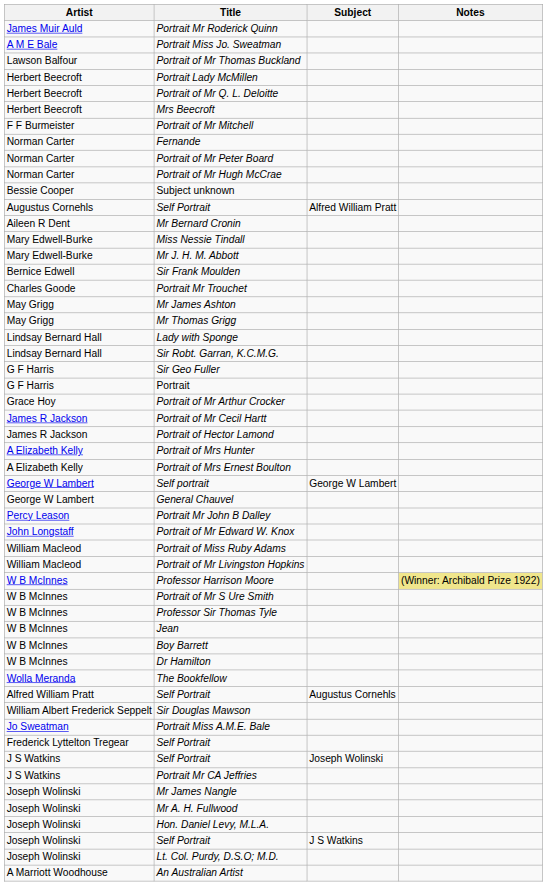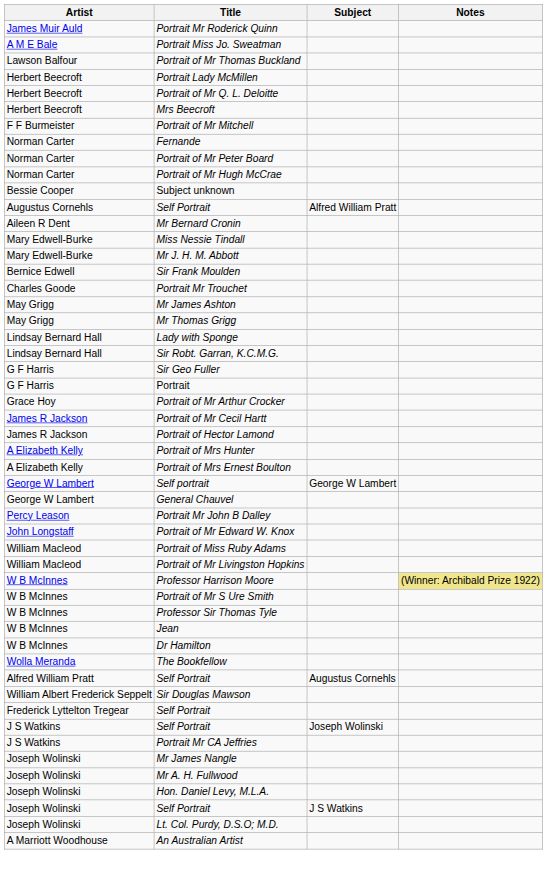- row: (37, 645)
- row: (38, 727)
